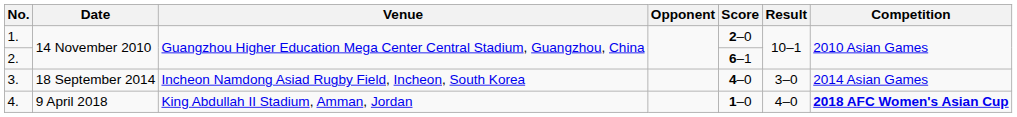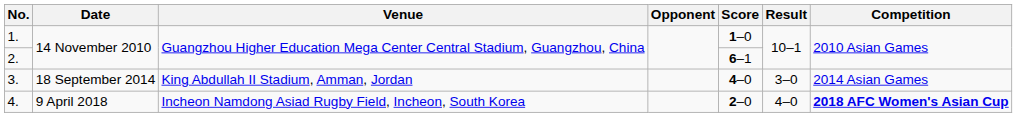(740, 36) 2–0 -> (740, 36) 1–0
(343, 79) Incheon Namdong Asiad Rugby Field, Incheon, South Korea -> (287, 79) King Abdullah II Stadium, Amman, Jordan
(287, 101) King Abdullah II Stadium, Amman, Jordan -> (343, 101) Incheon Namdong Asiad Rugby Field, Incheon, South Korea
(740, 101) 1–0 -> (740, 101) 2–0
